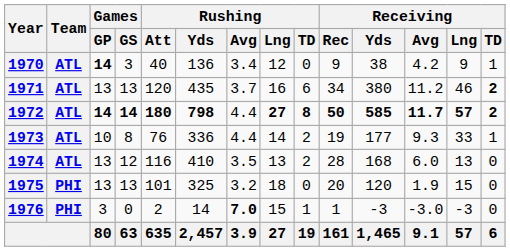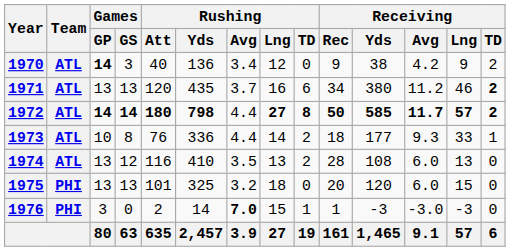(493, 65) 1 -> (493, 65) 2
(336, 137) 19 -> (336, 137) 18
(378, 162) 168 -> (378, 162) 108
(426, 186) 1.9 -> (426, 186) 6.0
